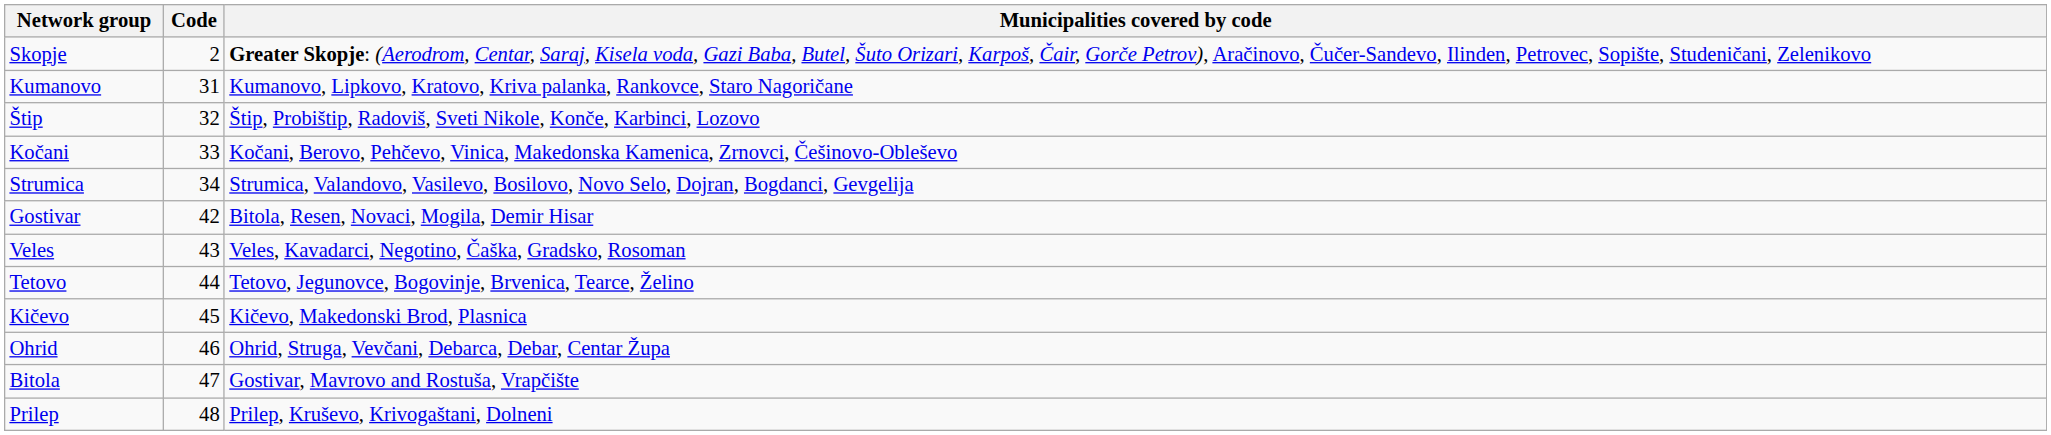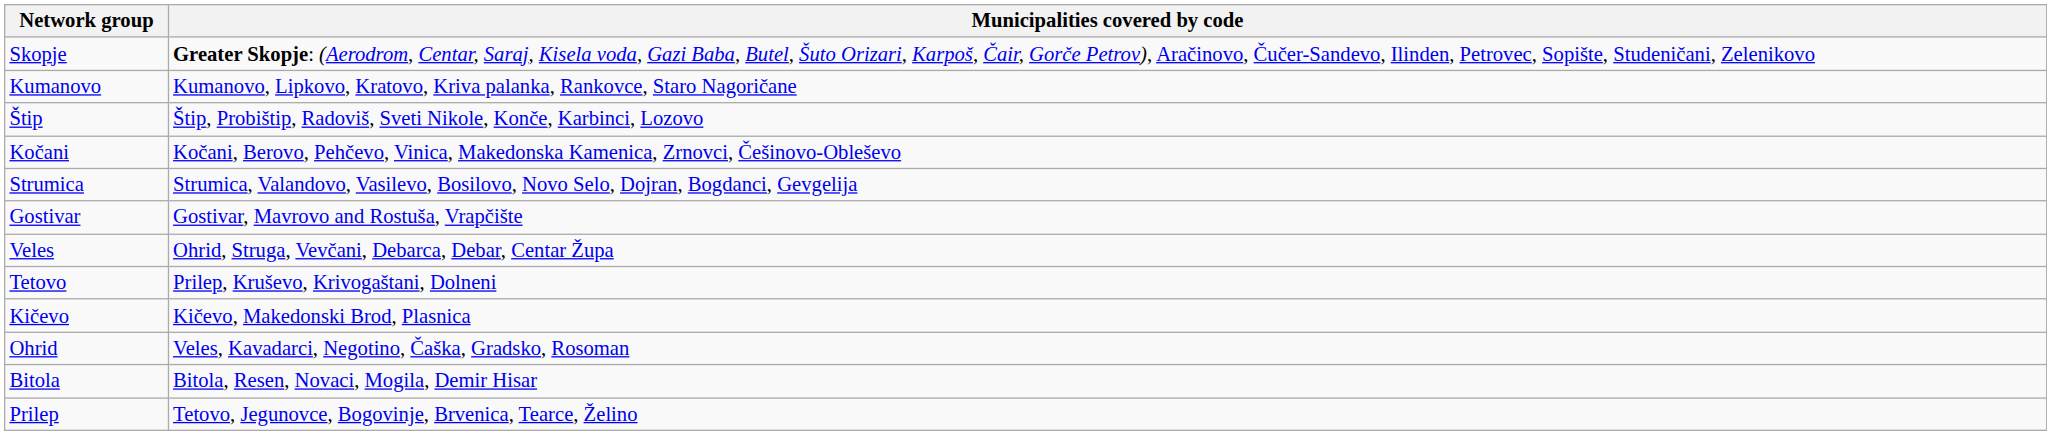- column: (194, 20)
(411, 217) Bitola, Resen, Novaci, Mogila, Demir Hisar -> (348, 217) Gostivar, Mavrovo and Rostuša, Vrapčište
(457, 250) Veles, Kavadarci, Negotino, Čaška, Gradsko, Rosoman -> (393, 250) Ohrid, Struga, Vevčani, Debarca, Debar, Centar Župa
(461, 282) Tetovo, Jegunovce, Bogovinje, Brvenica, Tearce, Želino -> (335, 282) Prilep, Kruševo, Krivogaštani, Dolneni
(450, 348) Ohrid, Struga, Vevčani, Debarca, Debar, Centar Župa -> (401, 348) Veles, Kavadarci, Negotino, Čaška, Gradsko, Rosoman
(404, 380) Gostivar, Mavrovo and Rostuša, Vrapčište -> (355, 380) Bitola, Resen, Novaci, Mogila, Demir Hisar
(391, 413) Prilep, Kruševo, Krivogaštani, Dolneni -> (405, 413) Tetovo, Jegunovce, Bogovinje, Brvenica, Tearce, Želino
